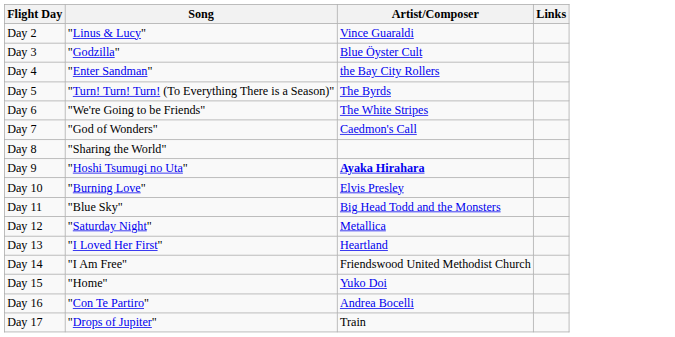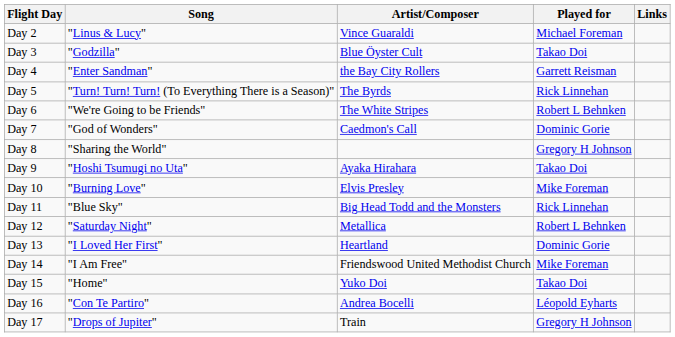+ column: (584, 14)
(382, 168) bold -> (378, 168) normal
